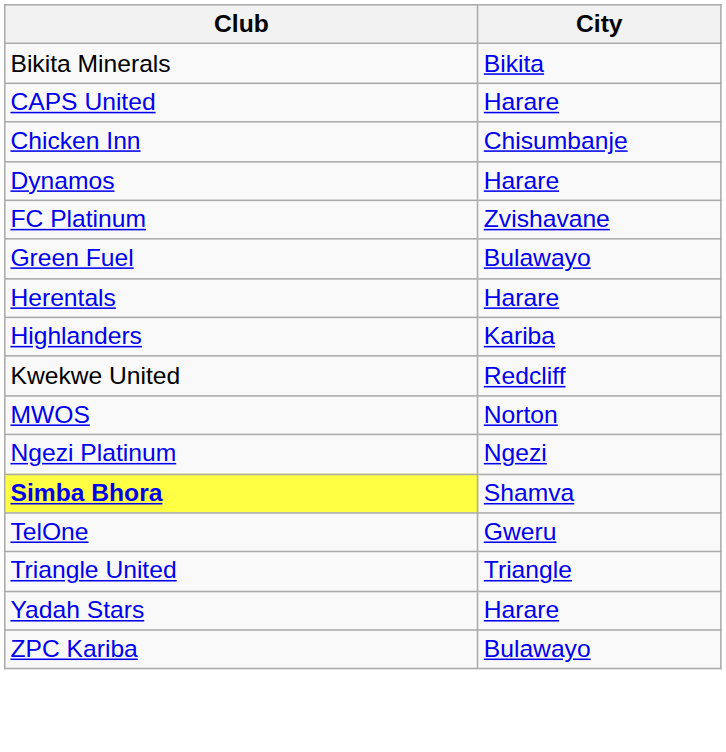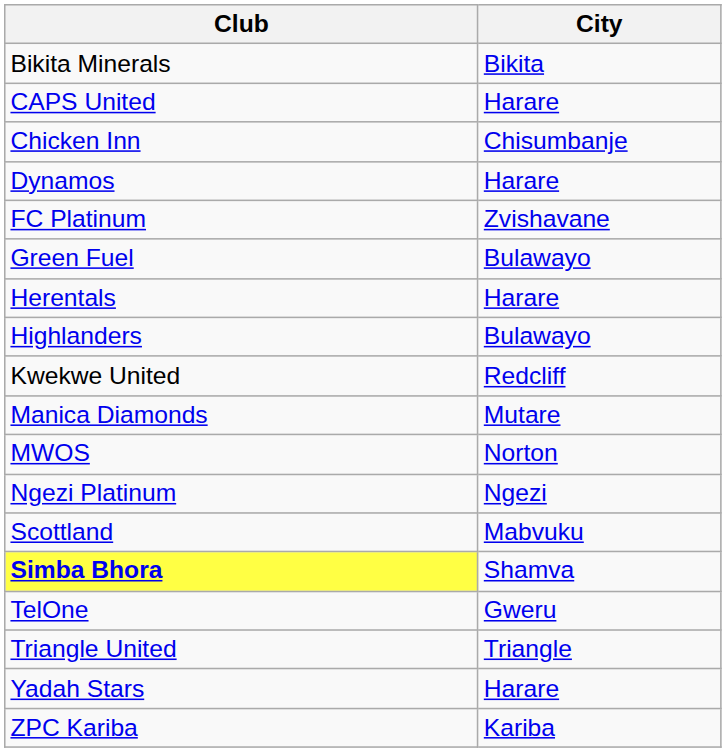(519, 336) Kariba -> (537, 336) Bulawayo
+ row: (109, 414)
+ row: (62, 532)
(537, 649) Bulawayo -> (519, 727) Kariba
